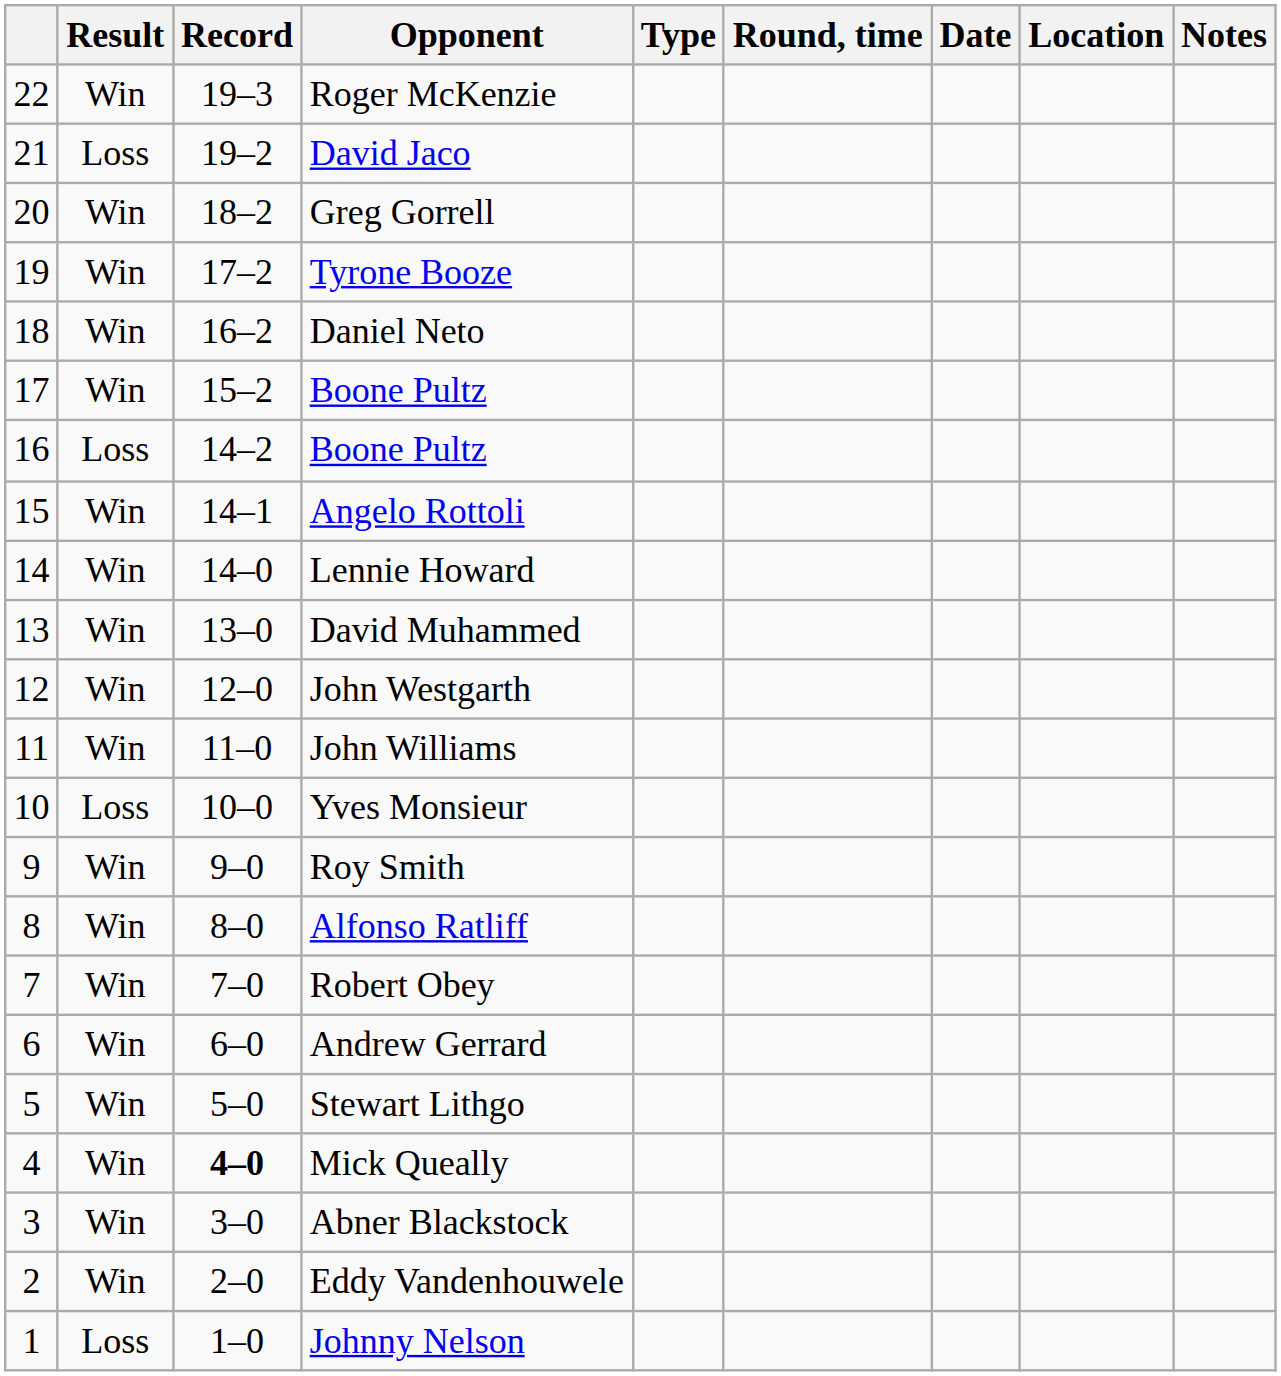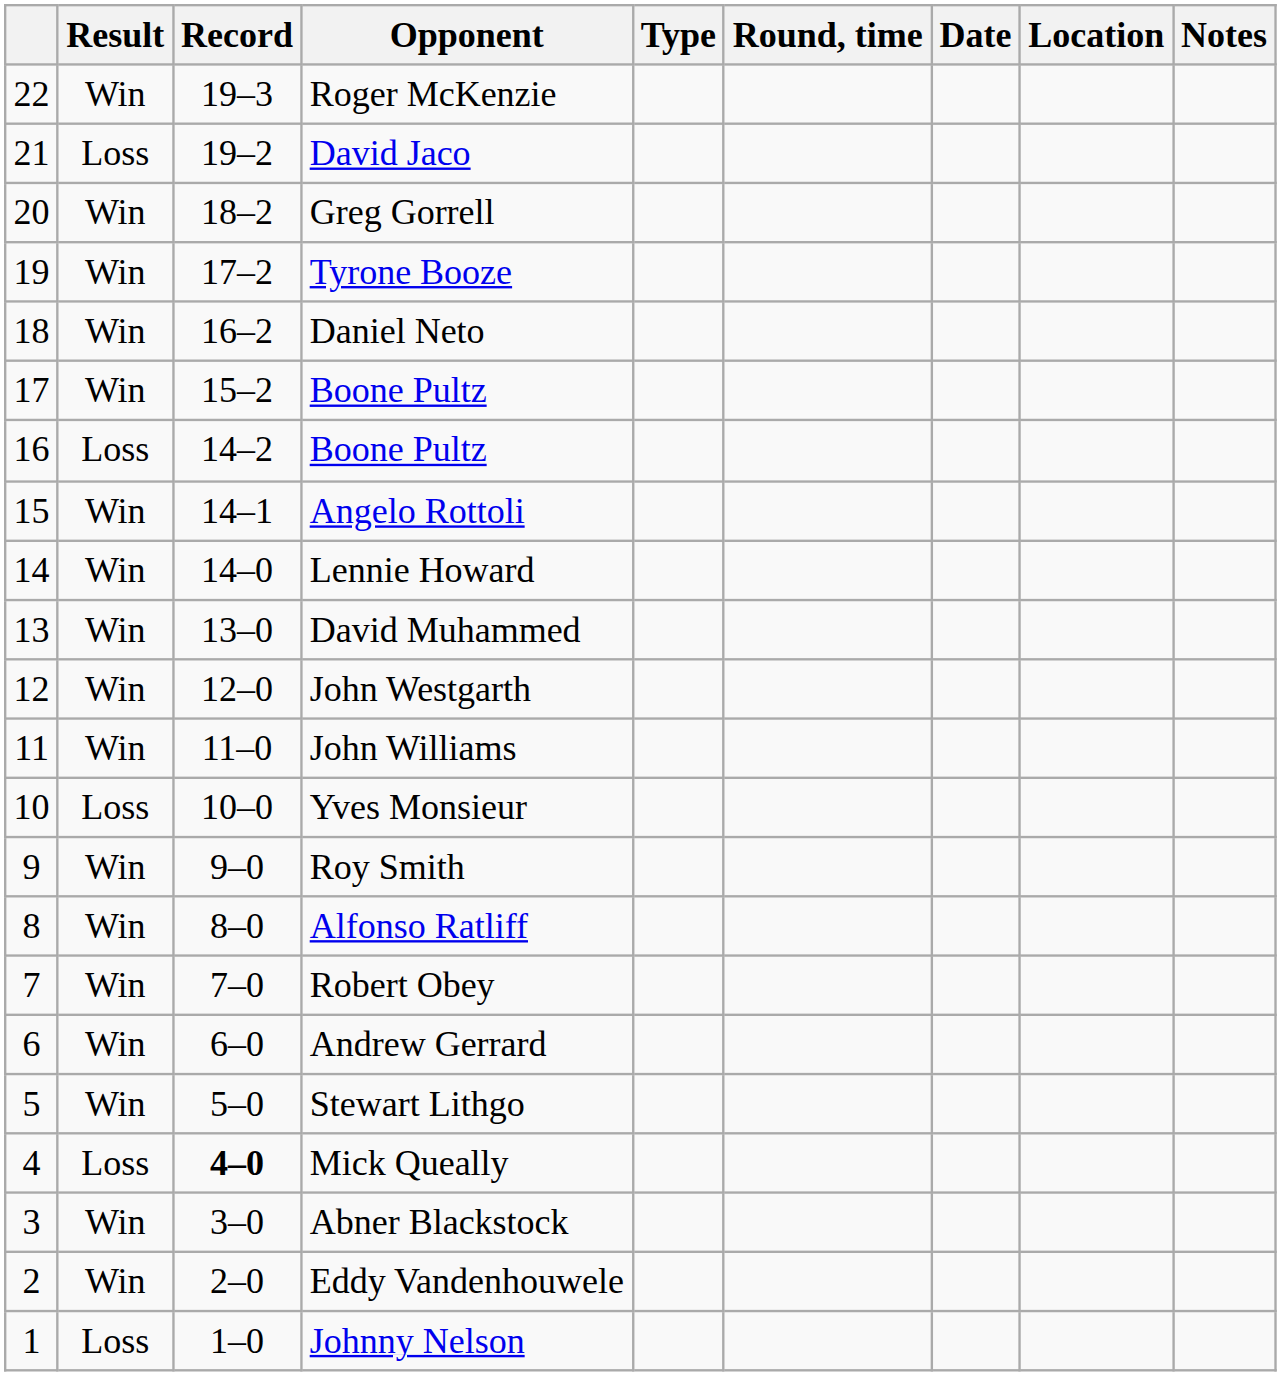(115, 1162) Win -> (115, 1162) Loss
